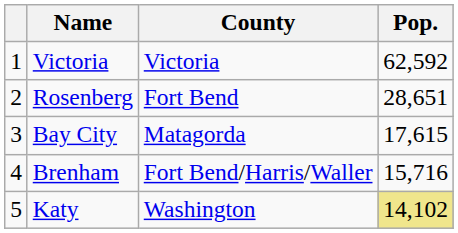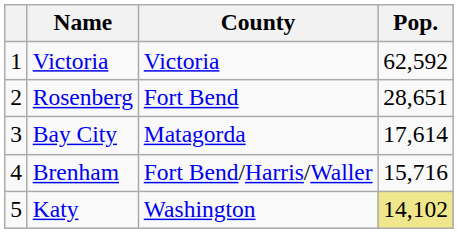(416, 135) 17,615 -> (416, 135) 17,614
